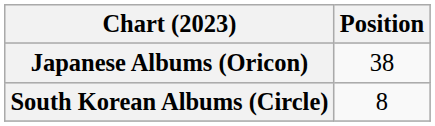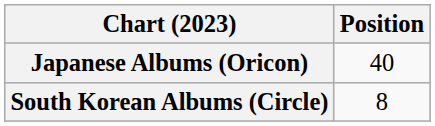(382, 62) 38 -> (382, 62) 40
